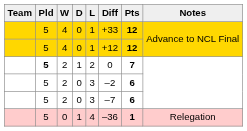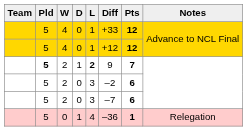(92, 65) normal -> (92, 65) bold
(110, 65) 0 -> (110, 65) 9
